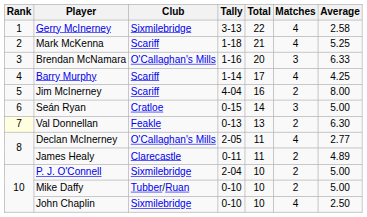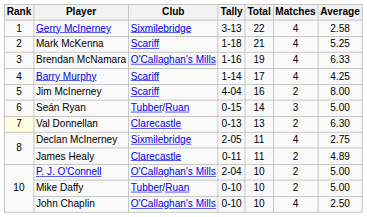(259, 60) 20 -> (259, 60) 19
(296, 60) 3 -> (296, 60) 4
(147, 108) Cratloe -> (160, 108) Tubber/Ruan
(146, 124) Feakle -> (156, 124) Clarecastle
(173, 140) O'Callaghan's Mills -> (161, 140) Sixmilebridge
(340, 140) 2.77 -> (340, 140) 2.75
(161, 172) Sixmilebridge -> (173, 172) O'Callaghan's Mills
(161, 204) Sixmilebridge -> (173, 204) O'Callaghan's Mills
